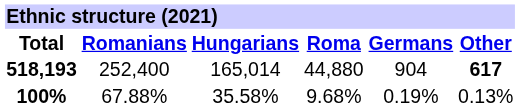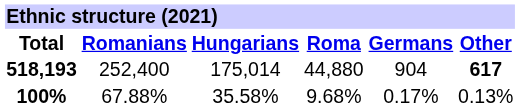(245, 70) 165,014 -> (245, 70) 175,014
(411, 97) 0.19% -> (411, 97) 0.17%
